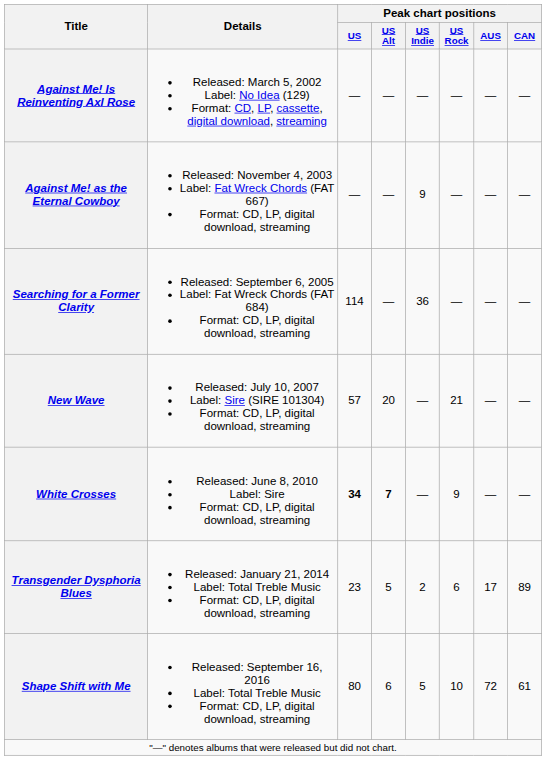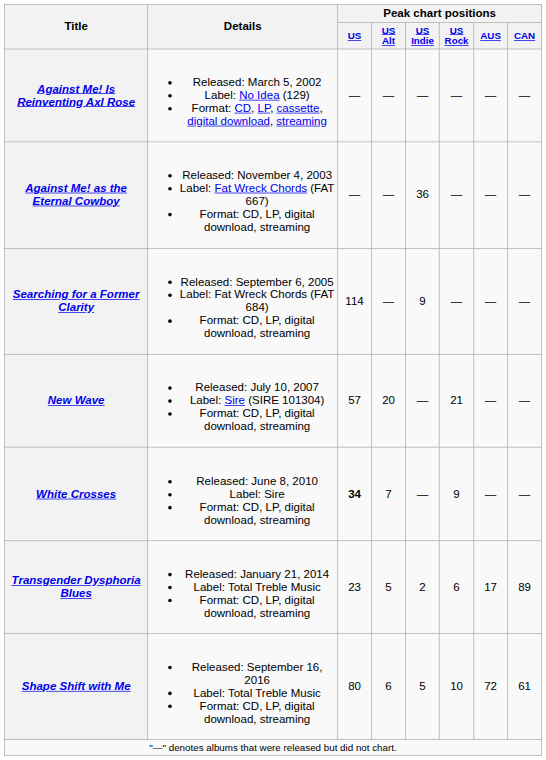(423, 195) 9 -> (423, 195) 36
(423, 301) 36 -> (423, 301) 9
(389, 494) bold -> (389, 494) normal
